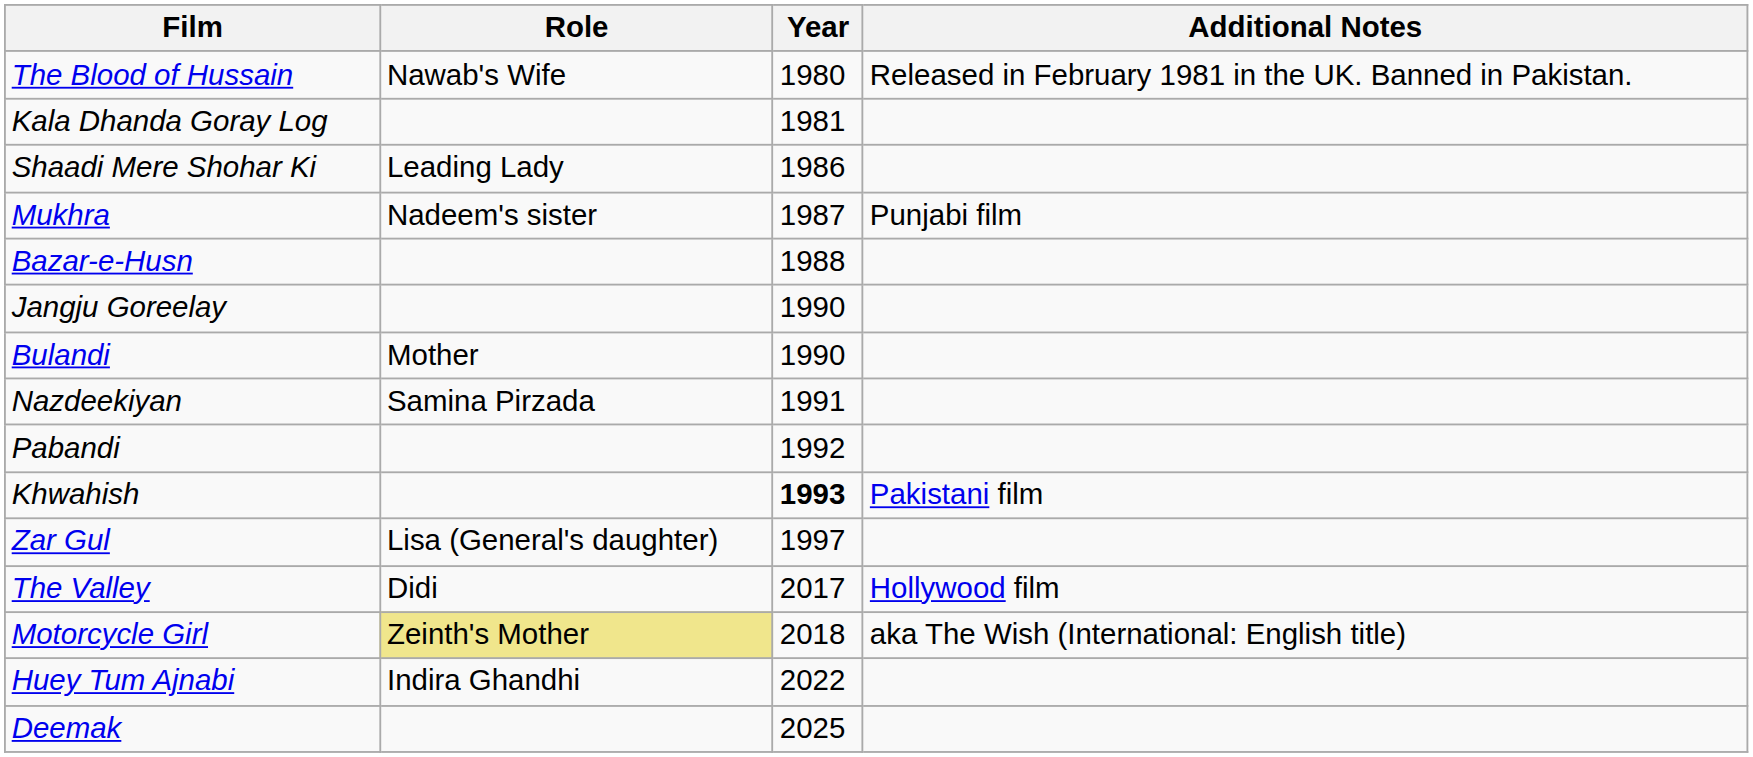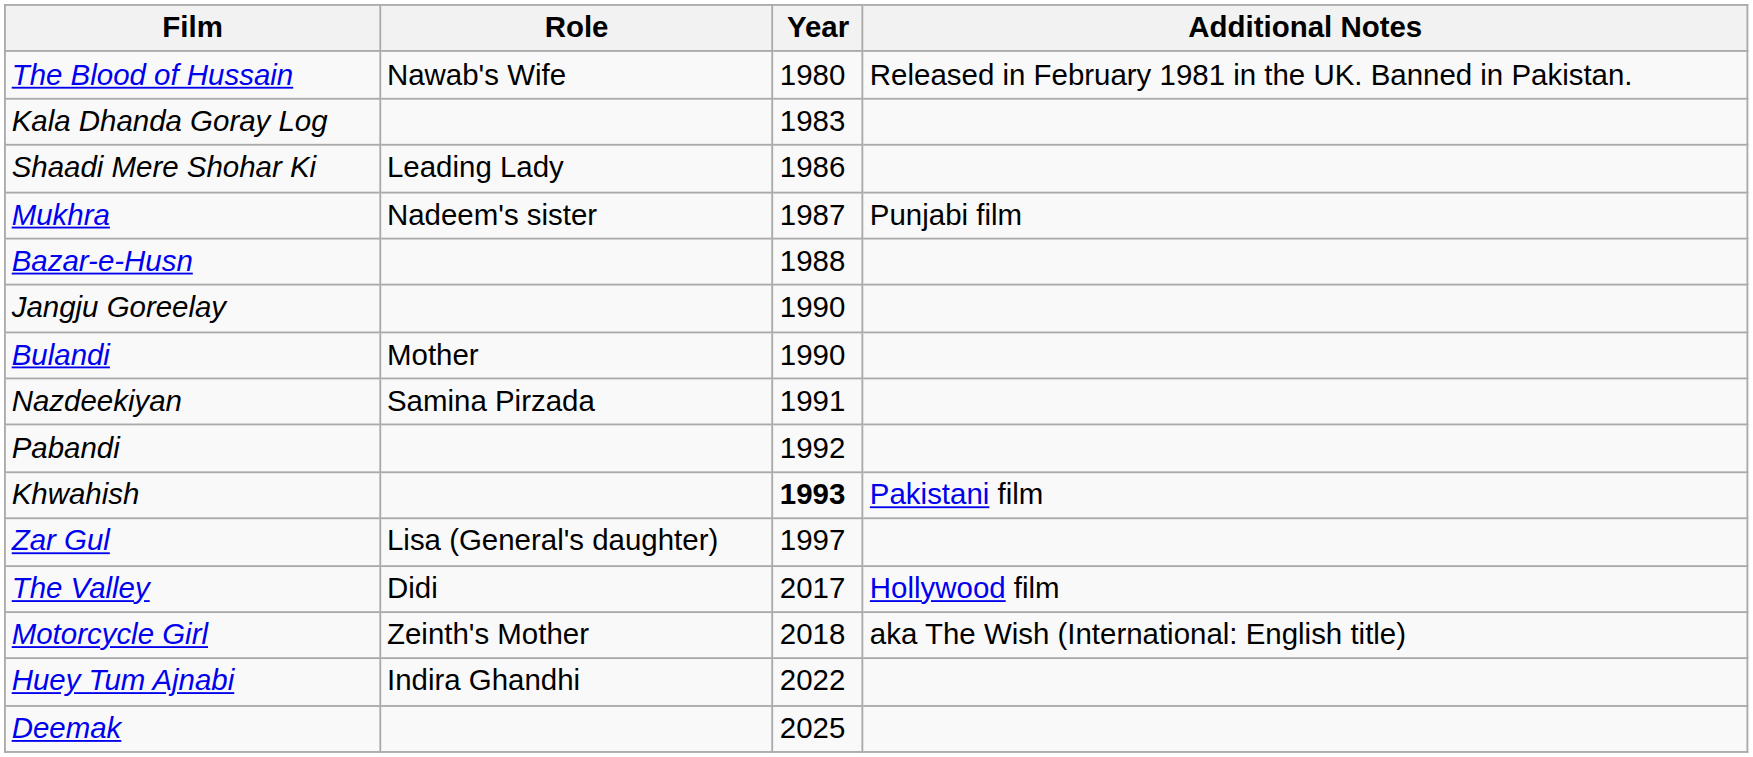(813, 121) 1981 -> (813, 121) 1983
(488, 634) khaki background -> (488, 634) no background
